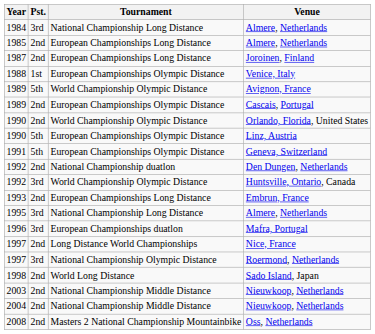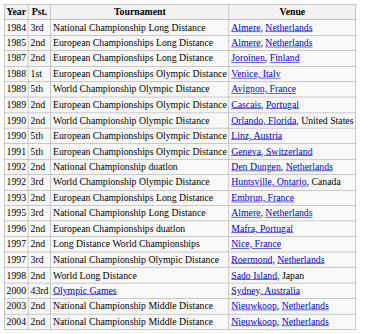(37, 228) 3rd -> (38, 228) 2nd
+ row: (16, 290)
- row: (16, 321)
